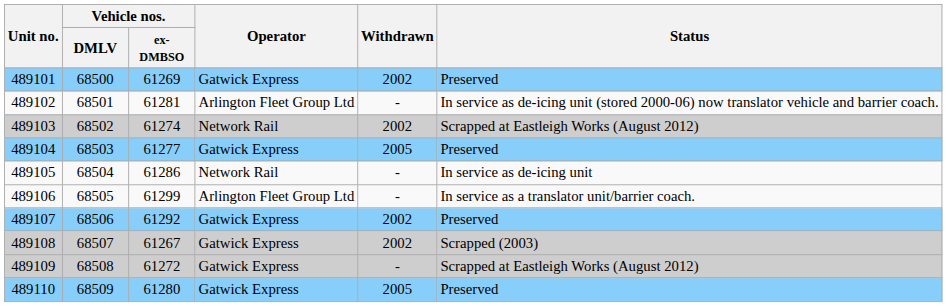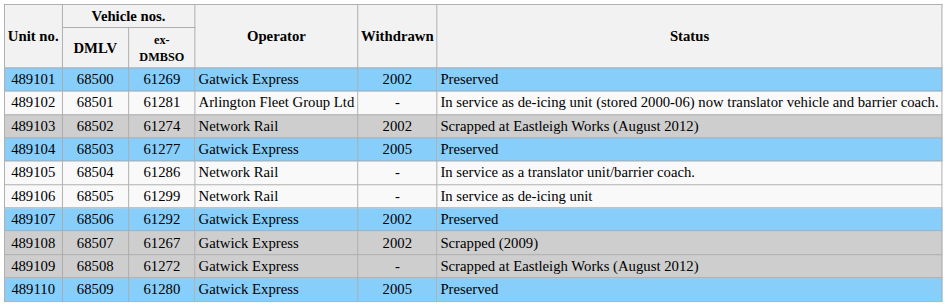(516, 172) In service as de-icing unit -> (568, 172) In service as a translator unit/barrier coach.
(276, 196) Arlington Fleet Group Ltd -> (238, 196) Network Rail
(568, 196) In service as a translator unit/barrier coach. -> (516, 196) In service as de-icing unit
(489, 242) Scrapped (2003) -> (489, 242) Scrapped (2009)
